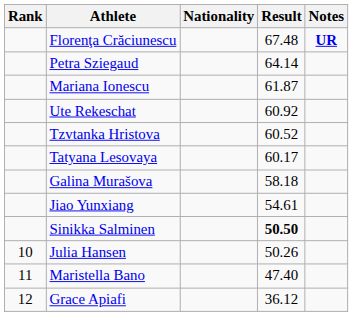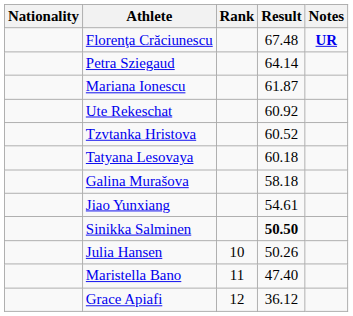columns swapped: (25, 16) <-> (219, 16)
(281, 157) 60.17 -> (281, 157) 60.18
